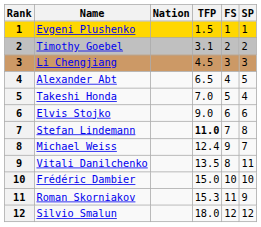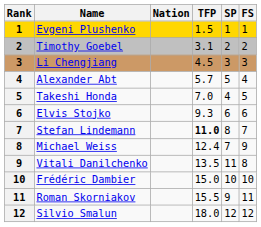columns swapped: (248, 13) <-> (230, 13)
(204, 80) 6.5 -> (204, 80) 5.7
(204, 113) 9.0 -> (204, 113) 9.3
(207, 197) 15.3 -> (207, 197) 15.5
